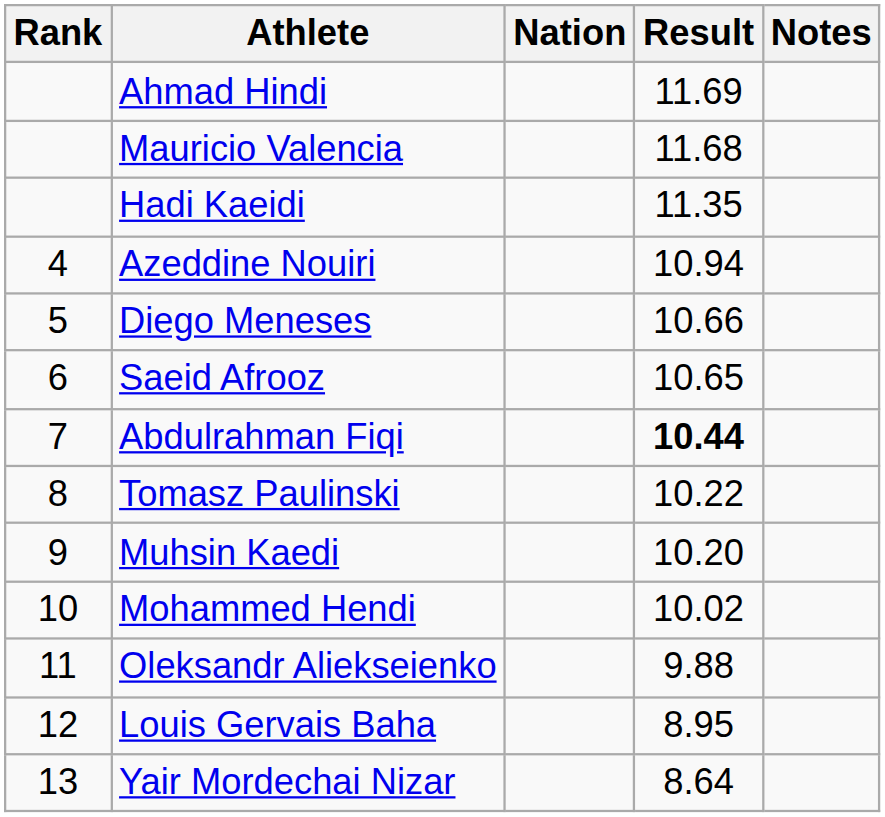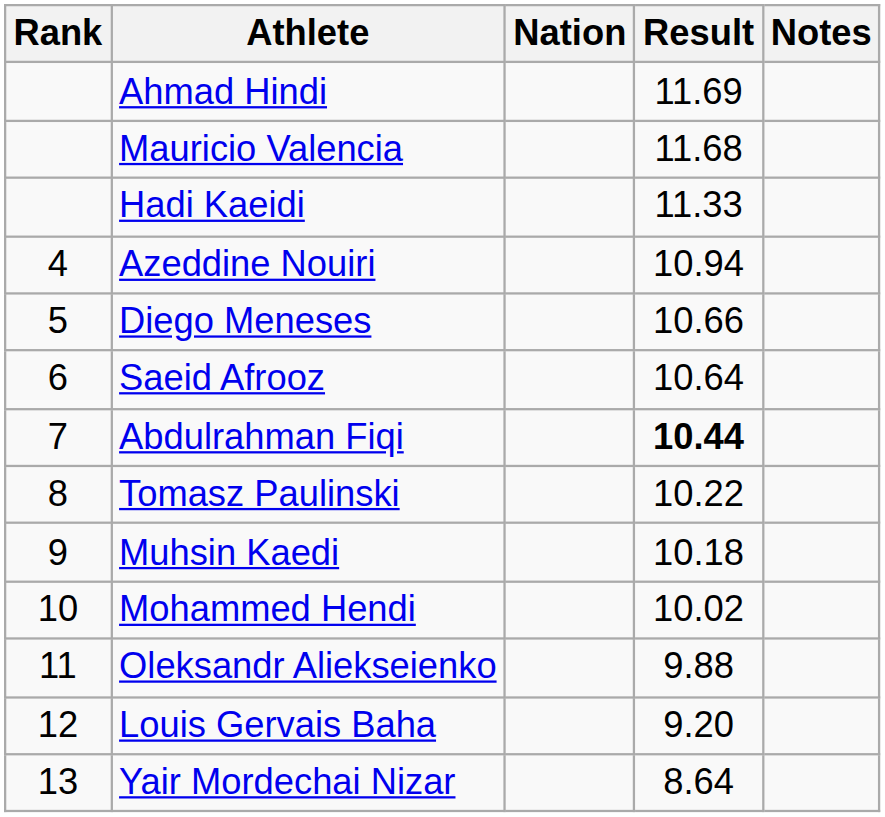(699, 206) 11.35 -> (699, 206) 11.33
(699, 378) 10.65 -> (699, 378) 10.64
(699, 551) 10.20 -> (699, 551) 10.18
(699, 724) 8.95 -> (699, 724) 9.20
